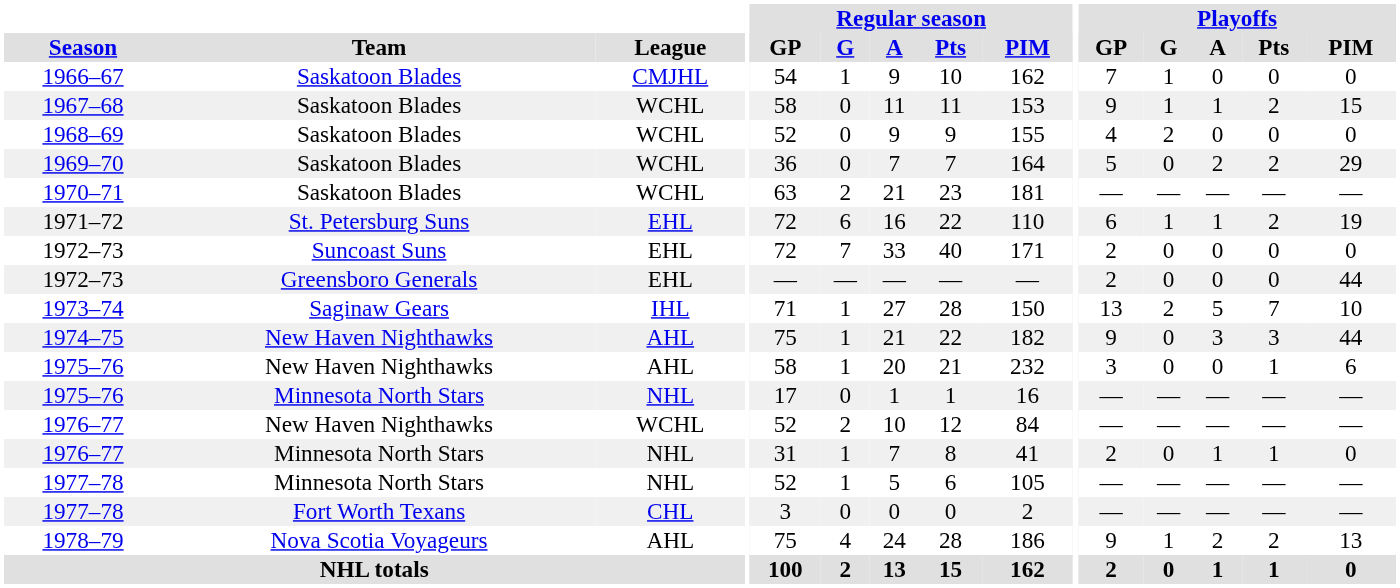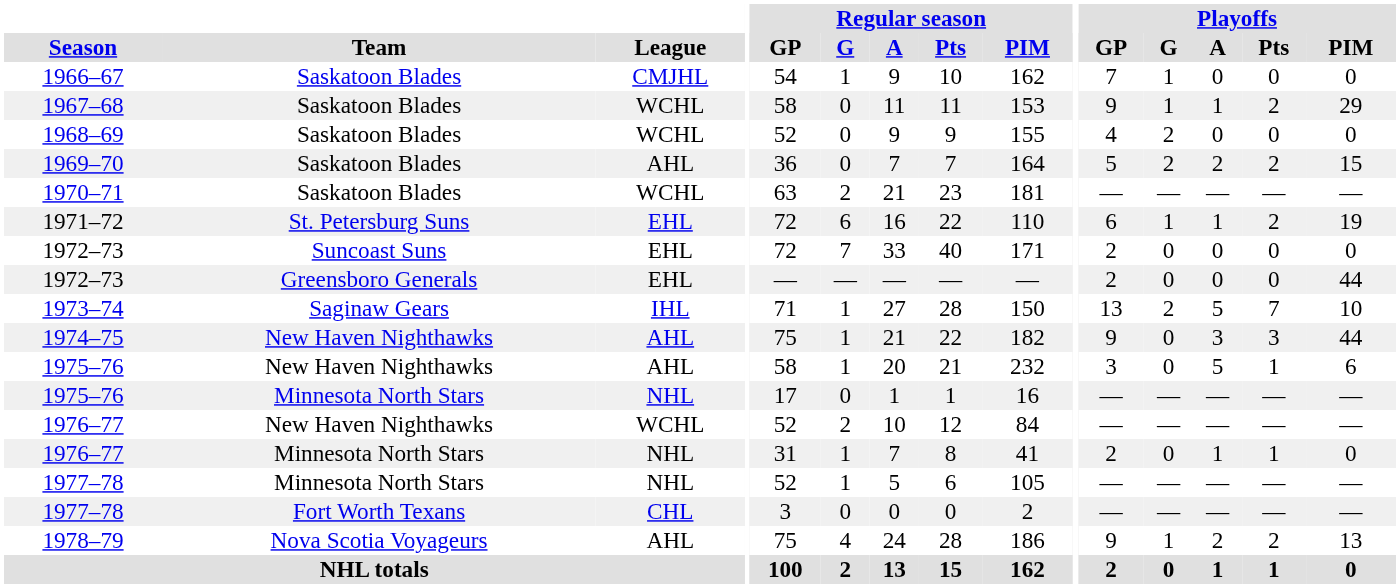(1351, 105) 15 -> (1351, 105) 29
(670, 163) WCHL -> (670, 163) AHL
(1168, 163) 0 -> (1168, 163) 2
(1351, 163) 29 -> (1351, 163) 15
(1218, 366) 0 -> (1218, 366) 5
